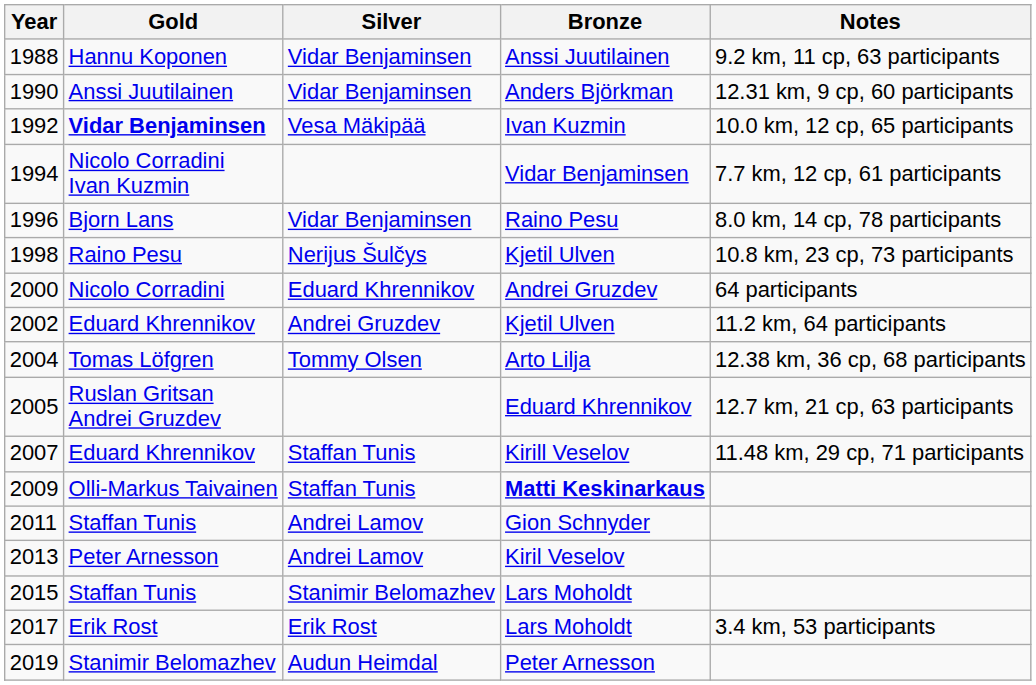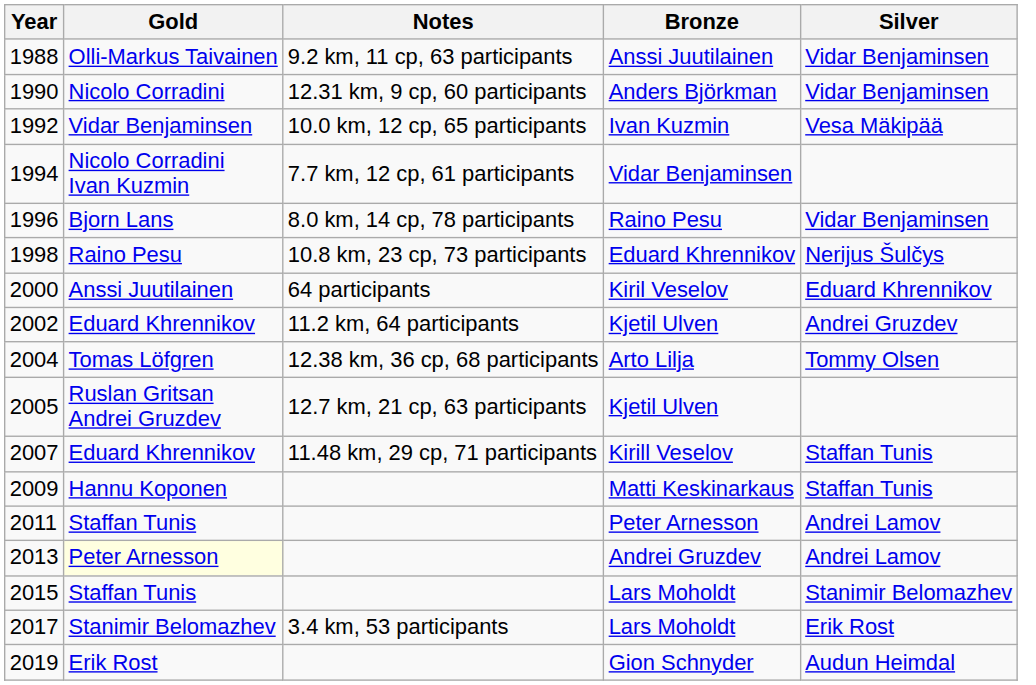columns swapped: (391, 21) <-> (870, 21)
(148, 56) Hannu Koponen -> (173, 56) Olli-Markus Taivainen
(151, 91) Anssi Juutilainen -> (147, 91) Nicolo Corradini
(167, 126) bold -> (160, 126) normal
(560, 255) Kjetil Ulven -> (702, 255) Eduard Khrennikov
(147, 289) Nicolo Corradini -> (151, 289) Anssi Juutilainen
(581, 289) Andrei Gruzdev -> (668, 289) Kiril Veselov
(598, 406) Eduard Khrennikov -> (663, 406) Kjetil Ulven
(173, 488) Olli-Markus Taivainen -> (148, 488) Hannu Koponen
(605, 488) bold -> (701, 488) normal
(578, 523) Gion Schnyder -> (684, 523) Peter Arnesson
(144, 557) no background -> (144, 557) lightyellow background
(565, 557) Kiril Veselov -> (685, 557) Andrei Gruzdev
(113, 627) Erik Rost -> (172, 627) Stanimir Belomazhev
(172, 662) Stanimir Belomazhev -> (113, 662) Erik Rost
(580, 662) Peter Arnesson -> (681, 662) Gion Schnyder
